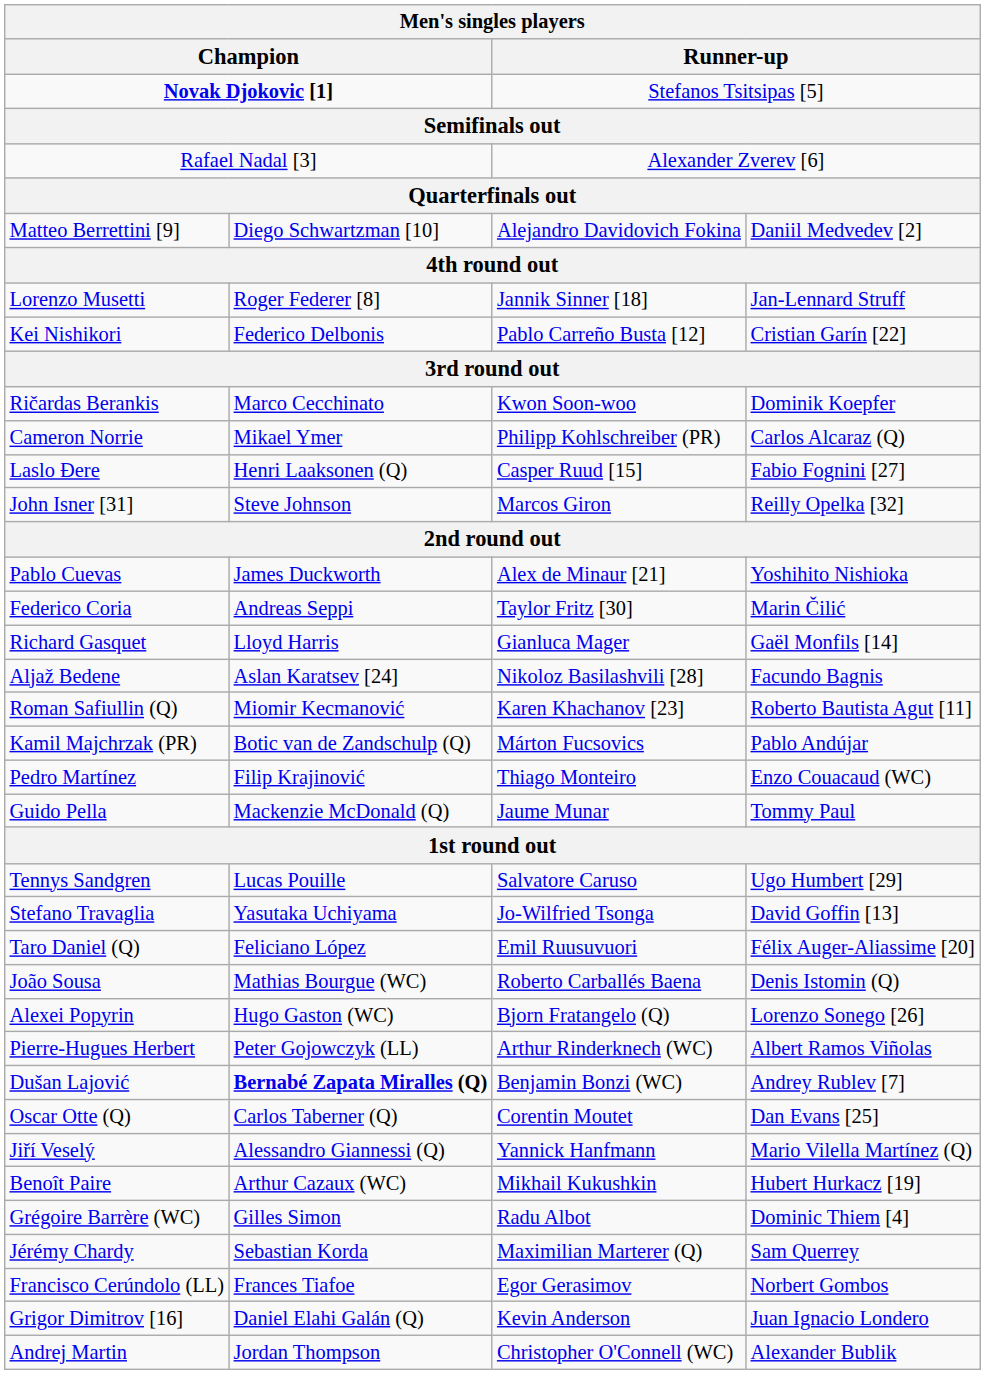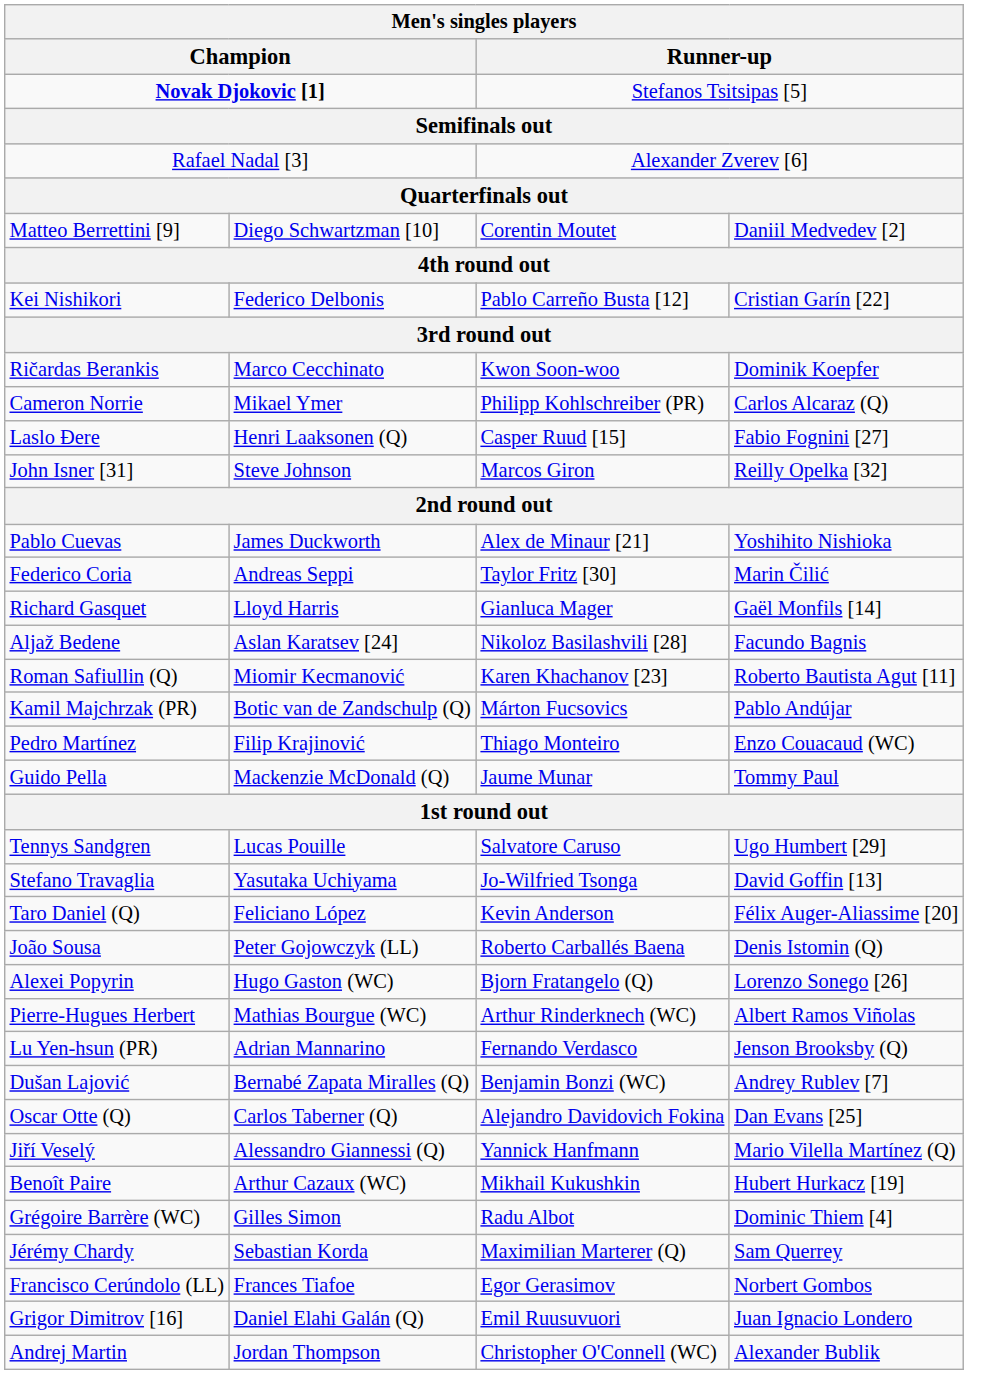(619, 230) Alejandro Davidovich Fokina -> (548, 230) Corentin Moutet
- row: (77, 300)
(567, 947) Emil Ruusuvuori -> (547, 914) Kevin Anderson
(330, 981) Mathias Bourgue (WC) -> (326, 947) Peter Gojowczyk (LL)
(326, 1049) Peter Gojowczyk (LL) -> (330, 1015) Mathias Bourgue (WC)
+ row: (84, 1049)
(360, 1082) bold -> (351, 1082) normal
(565, 1116) Corentin Moutet -> (602, 1116) Alejandro Davidovich Fokina
(564, 1318) Kevin Anderson -> (551, 1318) Emil Ruusuvuori
